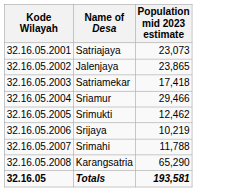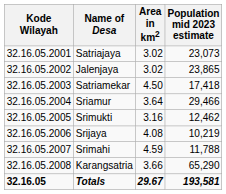+ column: (150, 25)
